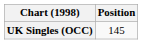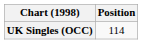(116, 30) 145 -> (116, 30) 114
